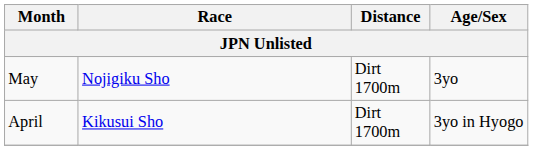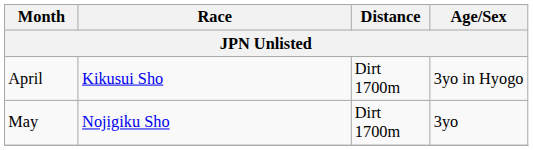rows swapped: (25, 122) <-> (23, 78)
